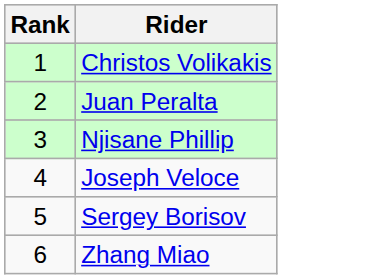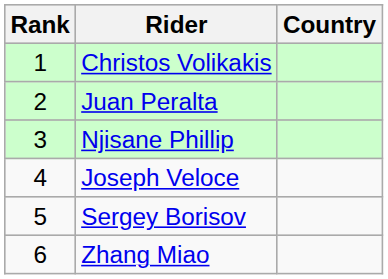+ column: (329, 24)
